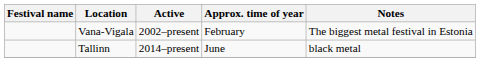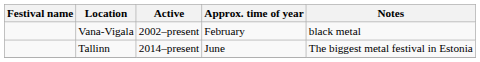(391, 31) The biggest metal festival in Estonia -> (335, 31) black metal
(335, 48) black metal -> (391, 48) The biggest metal festival in Estonia
